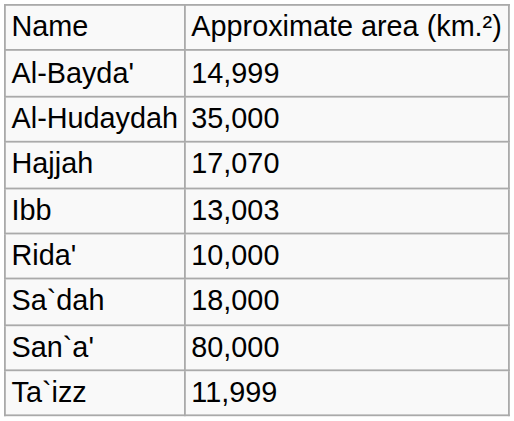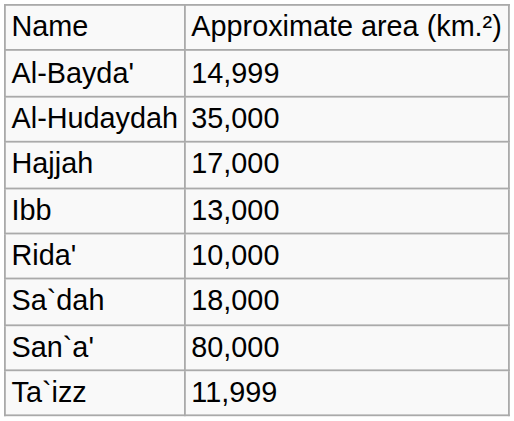(235, 164) 17,070 -> (235, 164) 17,000
(235, 210) 13,003 -> (235, 210) 13,000
